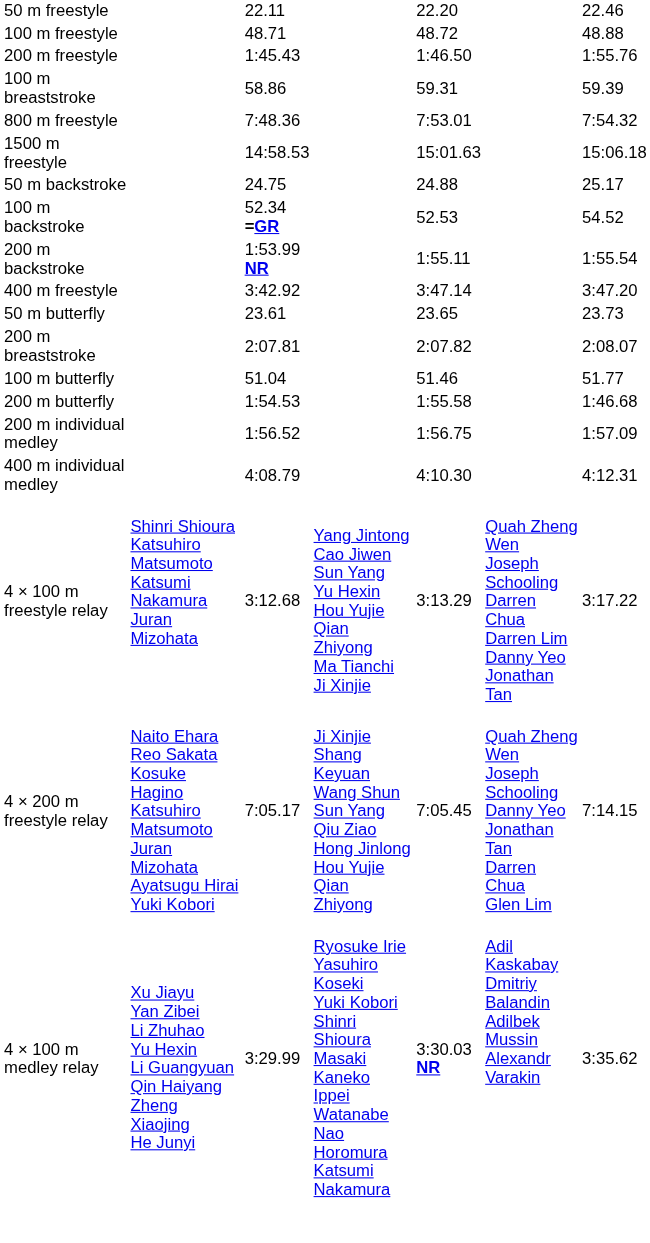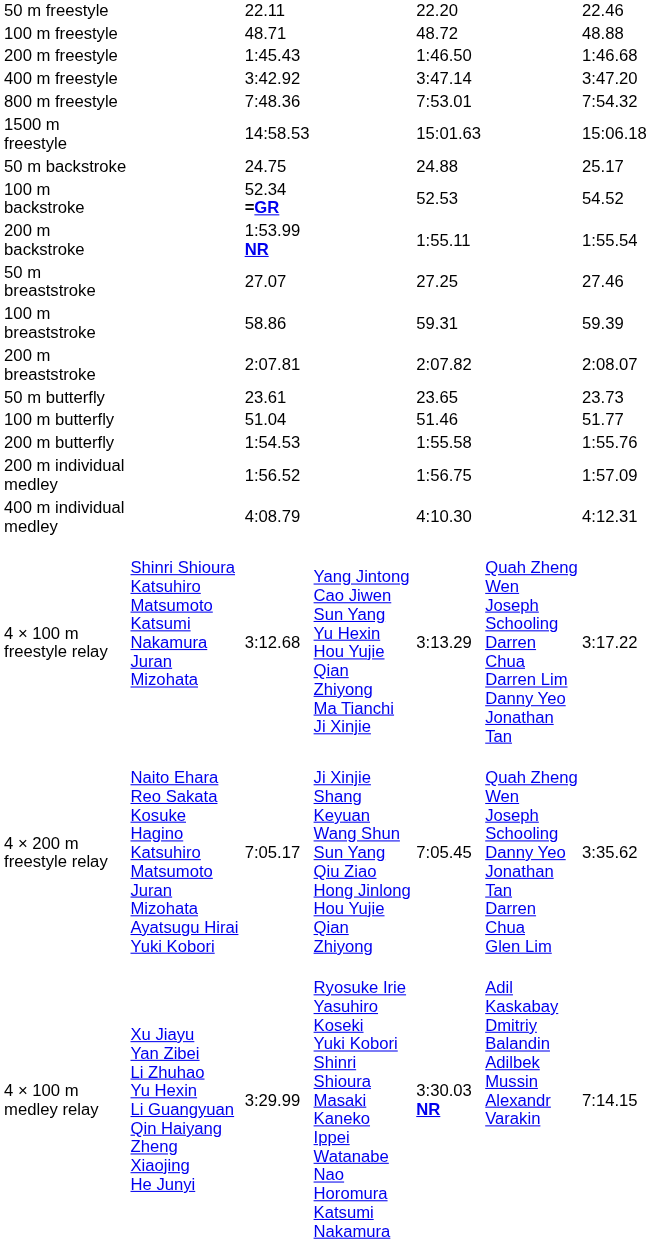(610, 56) 1:55.76 -> (610, 56) 1:46.68
rows swapped: (61, 291) <-> (50, 88)
+ row: (50, 281)
rows swapped: (50, 346) <-> (55, 314)
(610, 401) 1:46.68 -> (610, 443) 1:55.76
(610, 811) 7:14.15 -> (610, 852) 3:35.62
(610, 1058) 3:35.62 -> (610, 1100) 7:14.15
